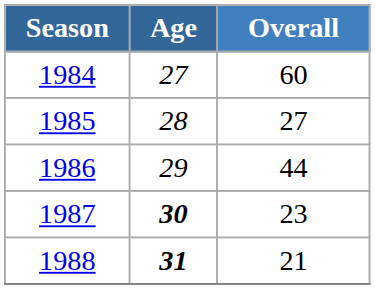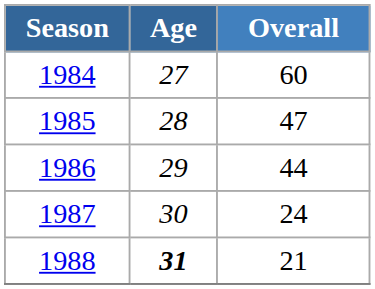(294, 121) 27 -> (294, 121) 47
(173, 214) bold -> (173, 214) normal
(294, 214) 23 -> (294, 214) 24
